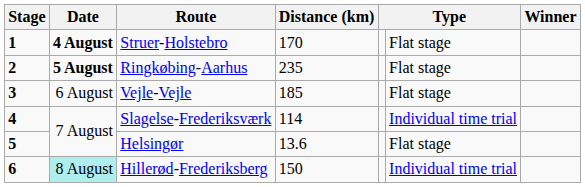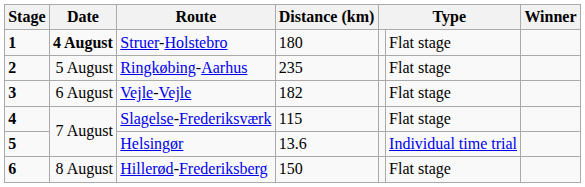(291, 42) 170 -> (291, 42) 180
(83, 67) bold -> (84, 67) normal
(291, 93) 185 -> (291, 93) 182
(290, 118) 114 -> (290, 118) 115
(453, 118) Individual time trial -> (420, 118) Flat stage
(420, 144) Flat stage -> (453, 144) Individual time trial
(84, 169) paleturquoise background -> (84, 169) no background
(453, 169) Individual time trial -> (420, 169) Flat stage
